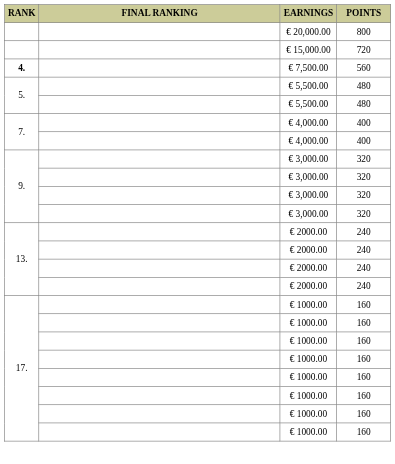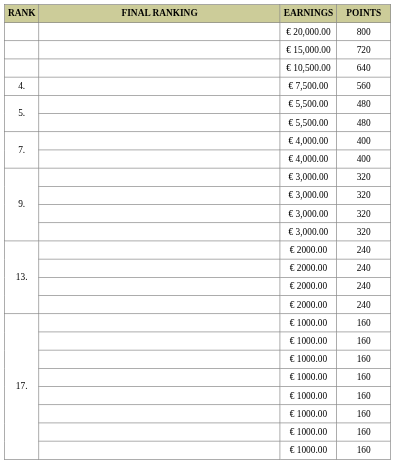+ row: (308, 68)
(22, 68) bold -> (22, 86) normal
